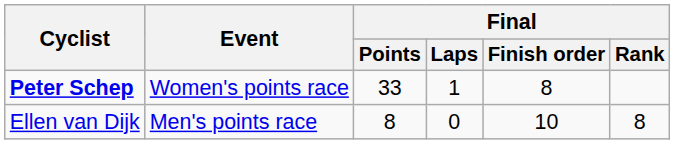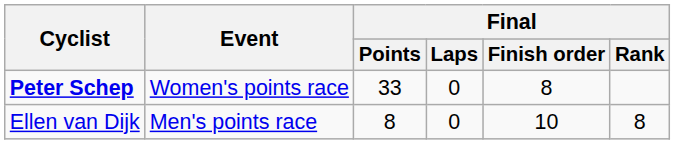(454, 88) 1 -> (454, 88) 0
